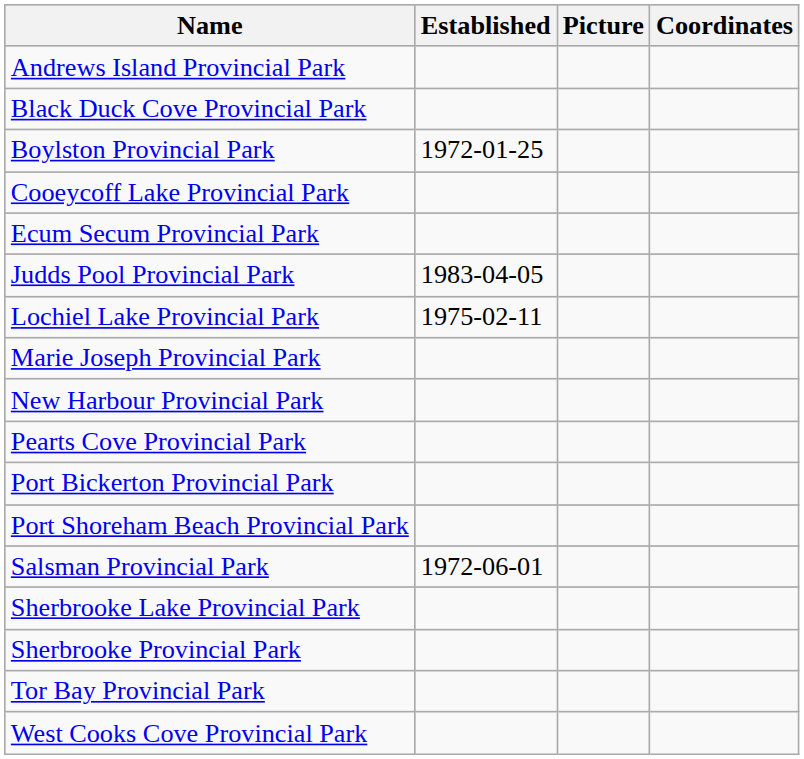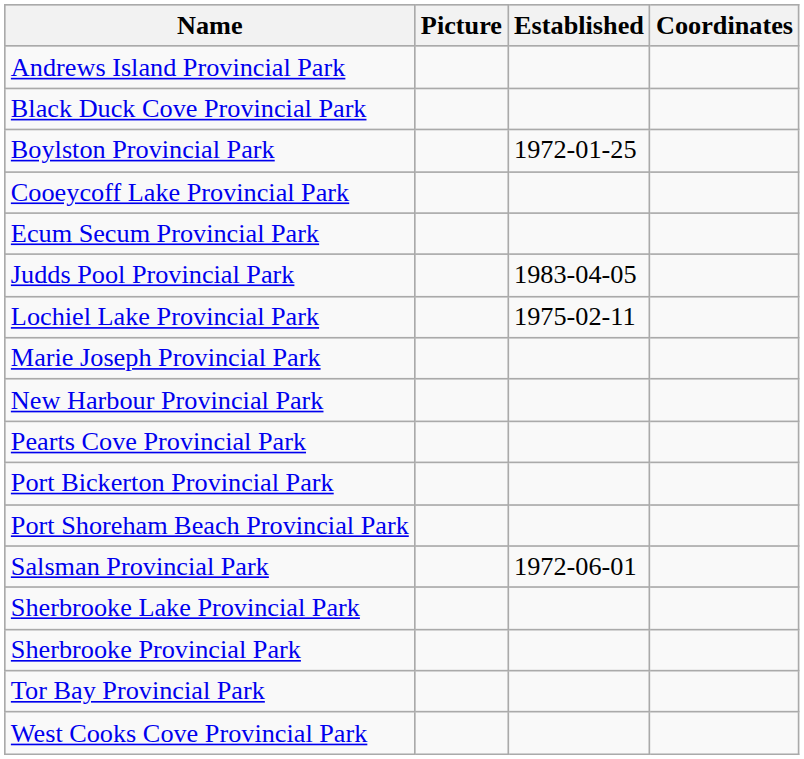columns swapped: (486, 25) <-> (603, 25)
